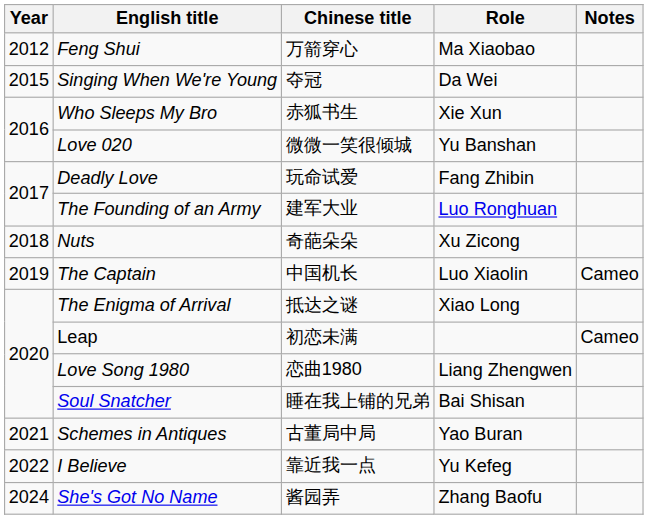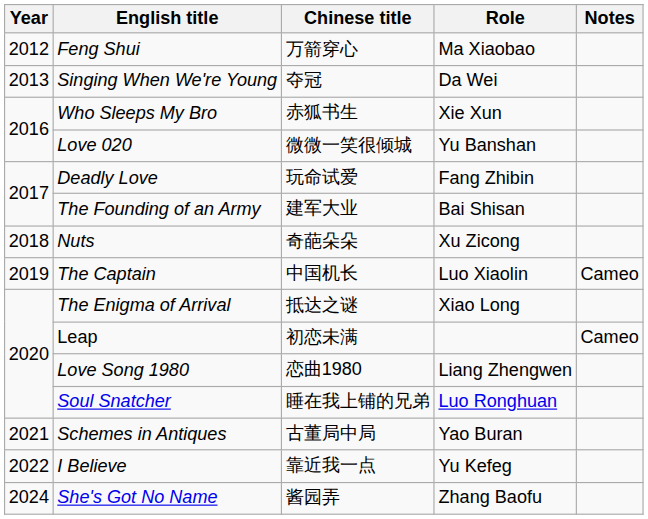(29, 81) 2015 -> (29, 81) 2013
(498, 209) Luo Ronghuan -> (482, 209) Bai Shisan
(482, 401) Bai Shisan -> (498, 401) Luo Ronghuan
